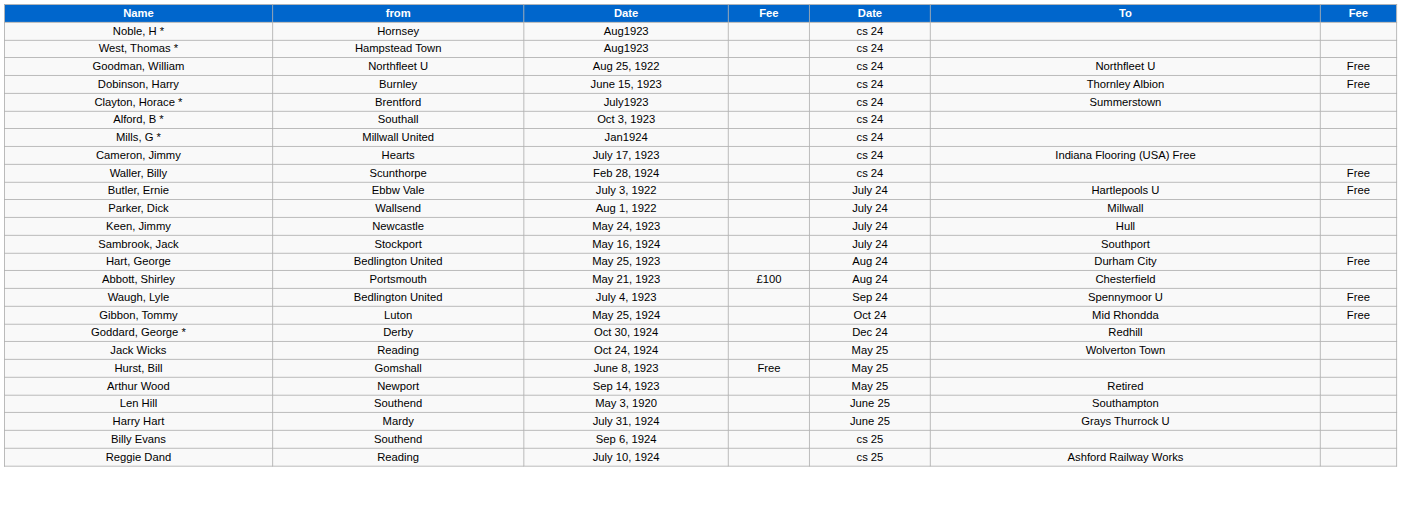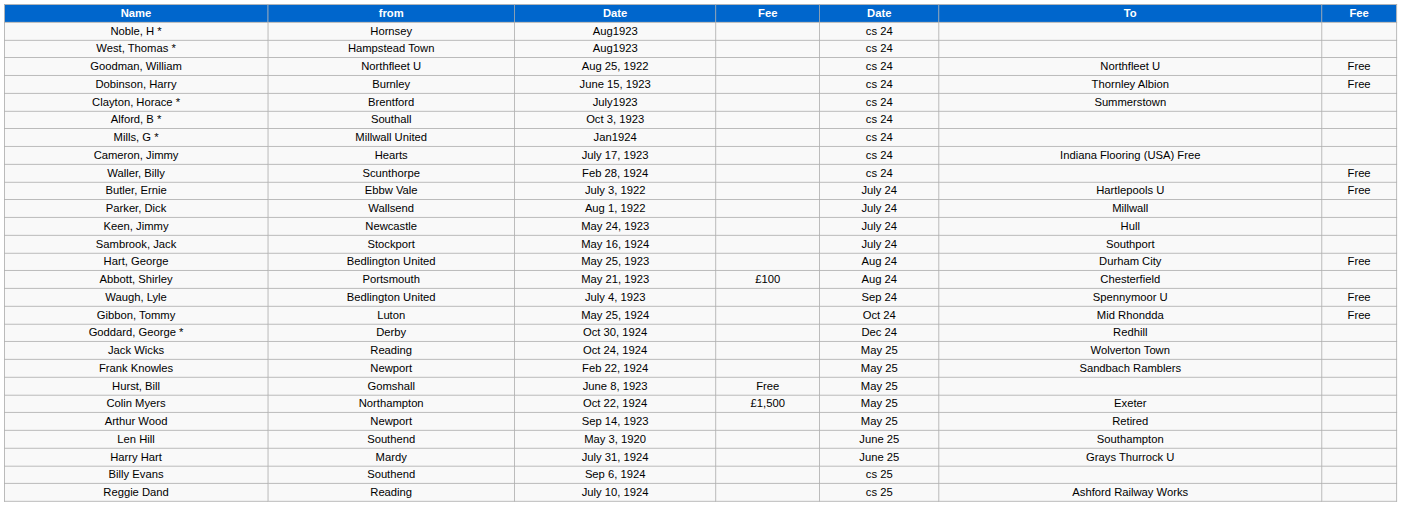+ row: (136, 369)
+ row: (136, 404)
